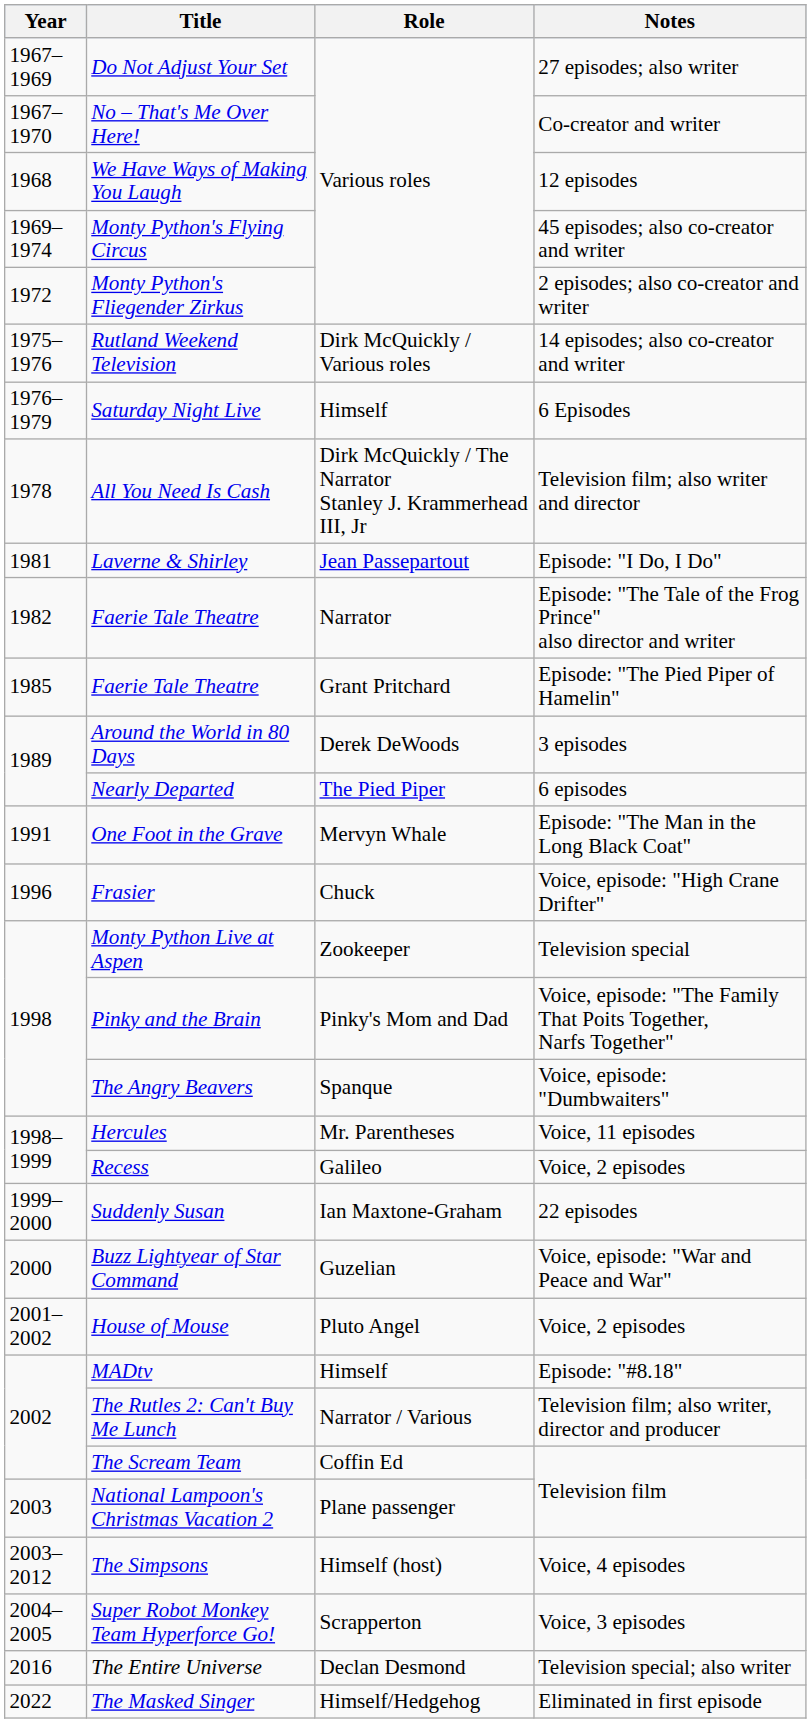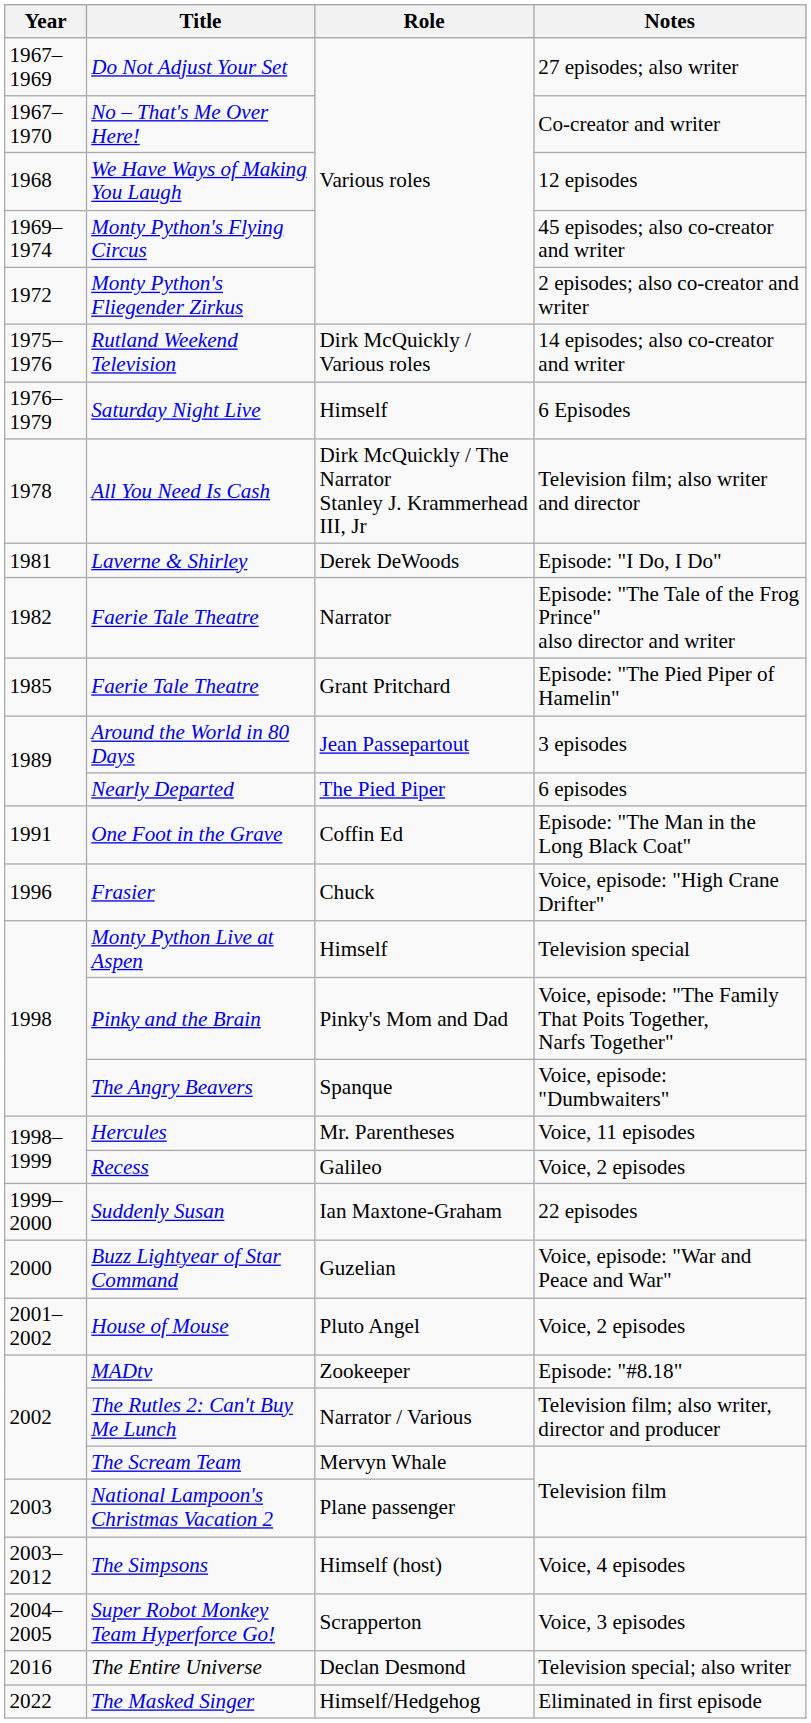(394, 560) Jean Passepartout -> (389, 560) Derek DeWoods
(389, 743) Derek DeWoods -> (394, 743) Jean Passepartout
(383, 834) Mervyn Whale -> (361, 834) Coffin Ed
(365, 949) Zookeeper -> (354, 949) Himself
(354, 1371) Himself -> (365, 1371) Zookeeper
(361, 1462) Coffin Ed -> (383, 1462) Mervyn Whale
